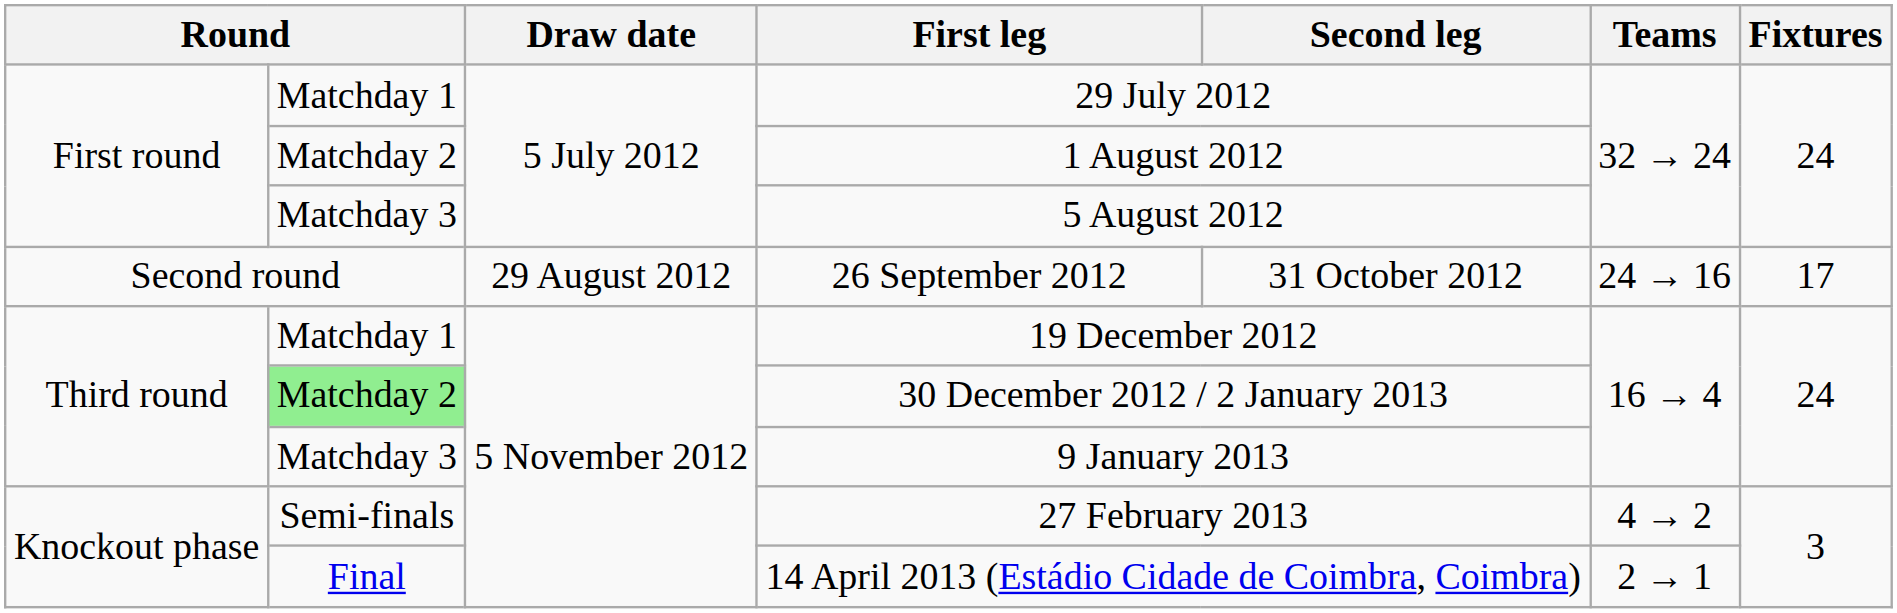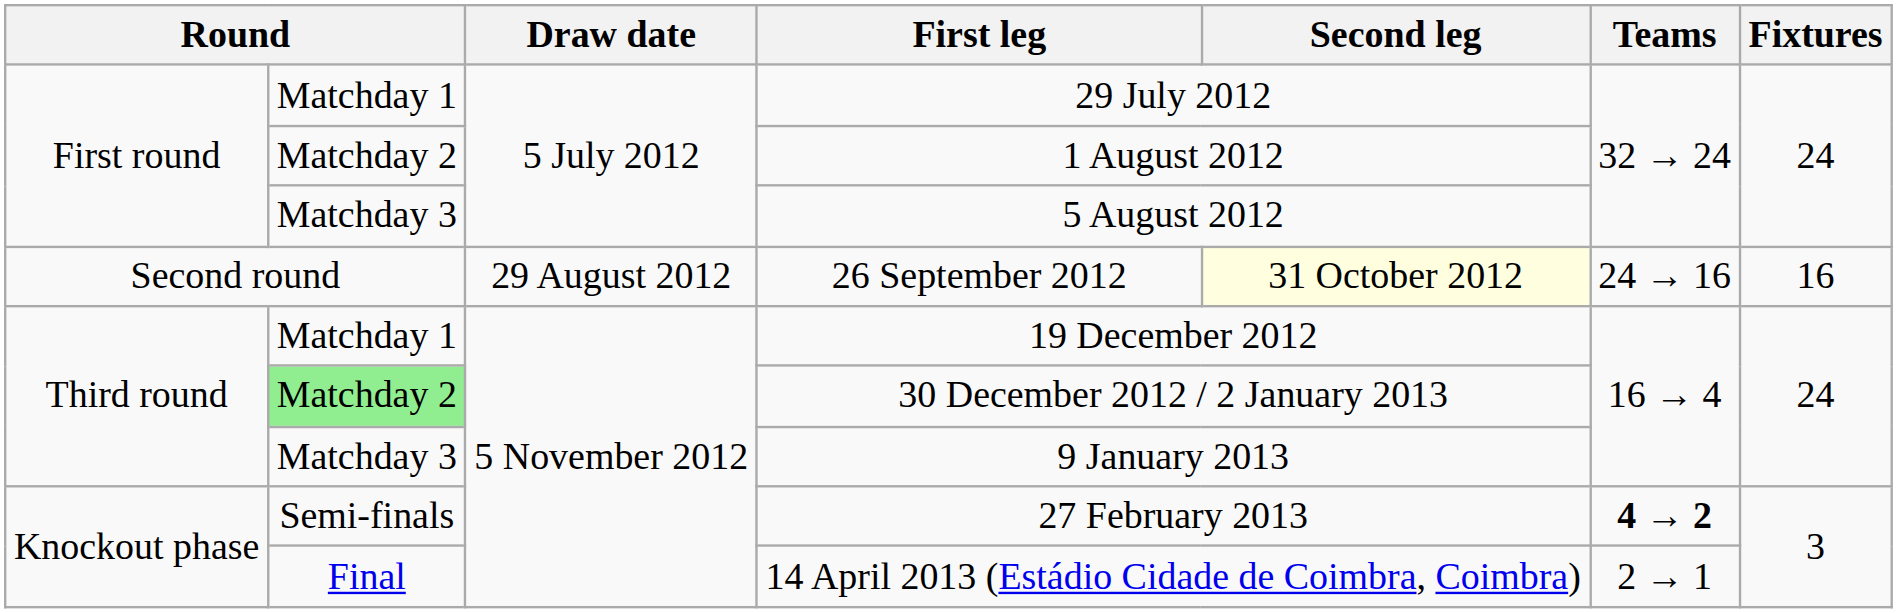(1396, 275) no background -> (1396, 275) lightyellow background
(1816, 275) 17 -> (1816, 275) 16
(1665, 515) normal -> (1665, 515) bold
